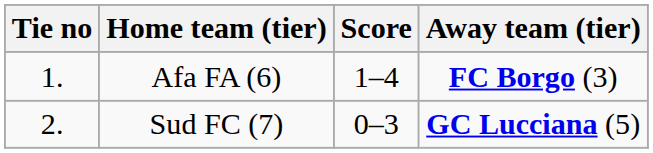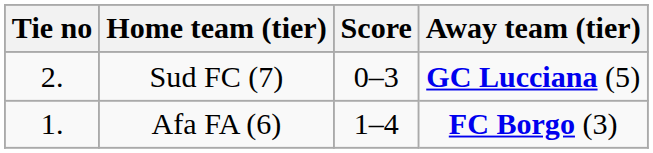rows swapped: (216, 76) <-> (216, 123)
